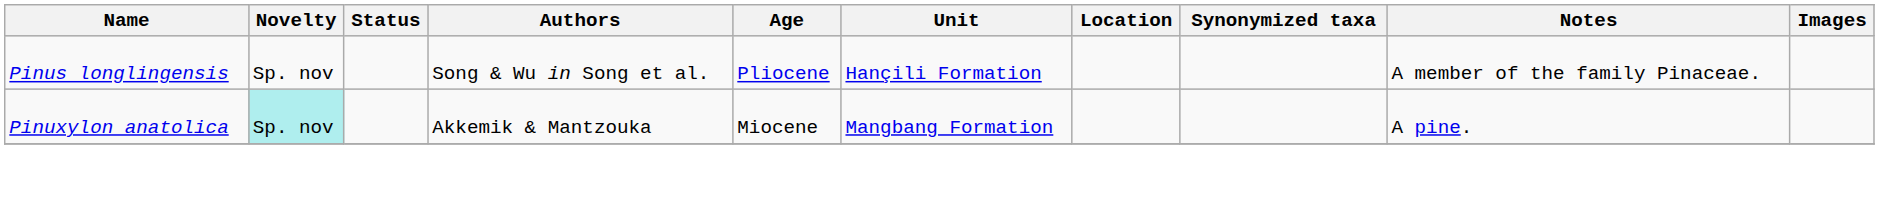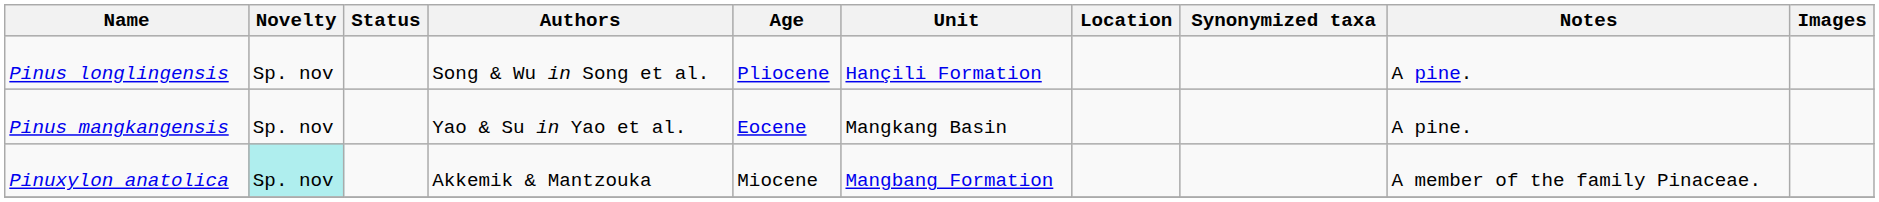(1576, 74) A member of the family Pinaceae. -> (1432, 74) A pine.
+ row: (119, 128)
(1432, 128) A pine. -> (1576, 181) A member of the family Pinaceae.
